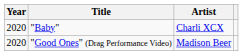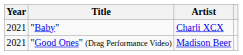(16, 27) 2020 -> (16, 27) 2021
(16, 43) 2020 -> (16, 43) 2021
